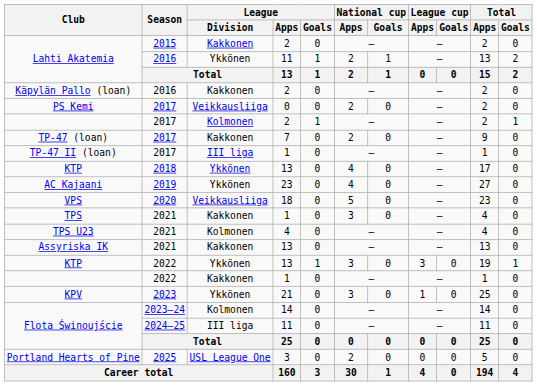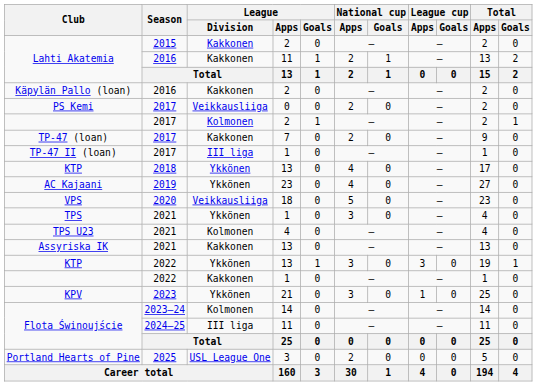(230, 59) Ykkönen -> (230, 59) Kakkonen
(230, 216) Kakkonen -> (230, 216) Ykkönen
